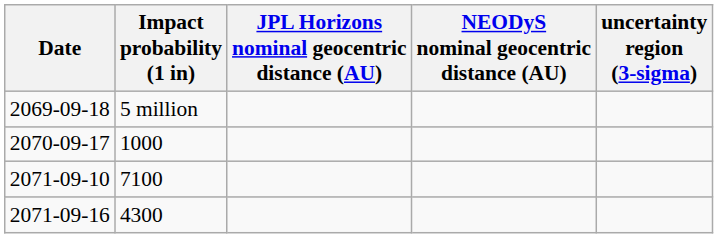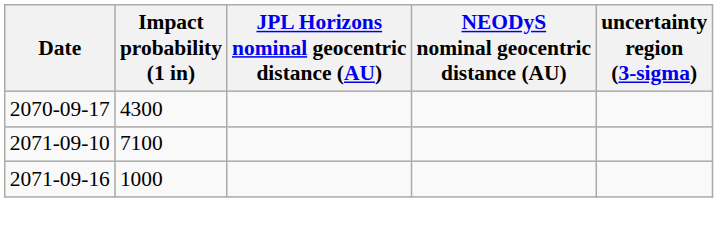- row: (60, 108)
(141, 144) 1000 -> (141, 108) 4300
(141, 214) 4300 -> (141, 179) 1000
